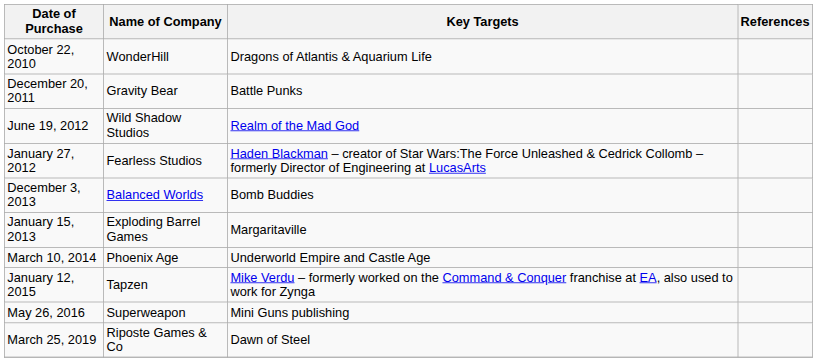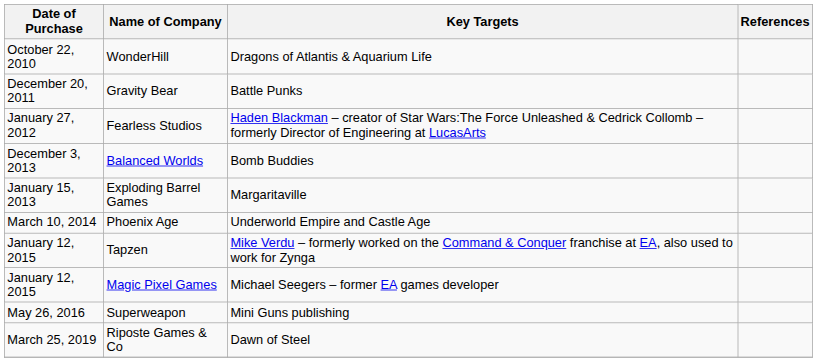- row: (144, 125)
+ row: (162, 285)
